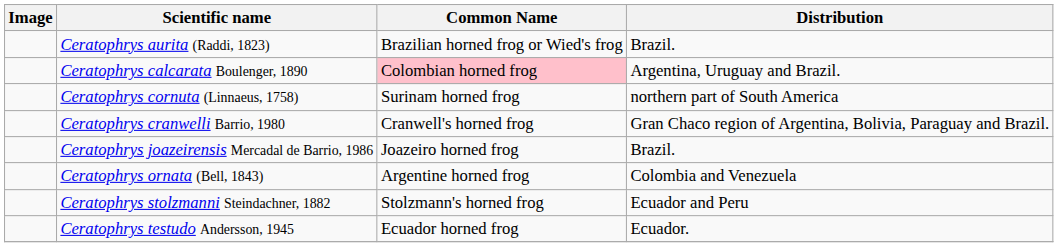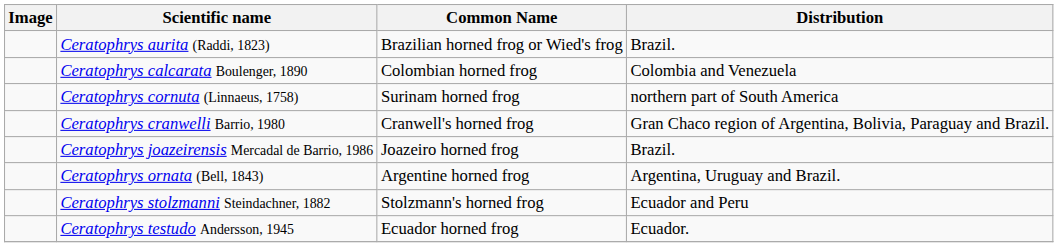(459, 70) pink background -> (459, 70) no background
(735, 70) Argentina, Uruguay and Brazil. -> (713, 70) Colombia and Venezuela
(713, 176) Colombia and Venezuela -> (735, 176) Argentina, Uruguay and Brazil.
